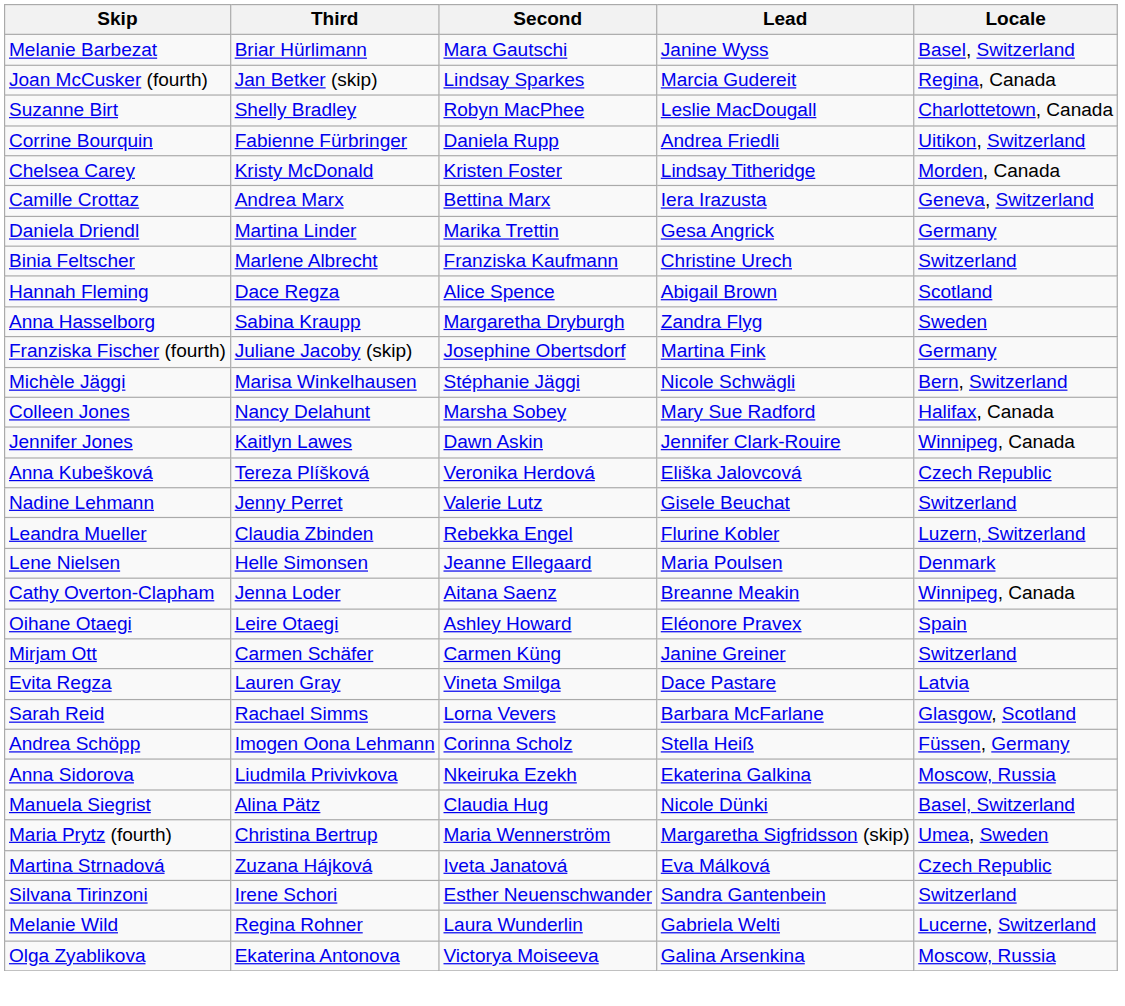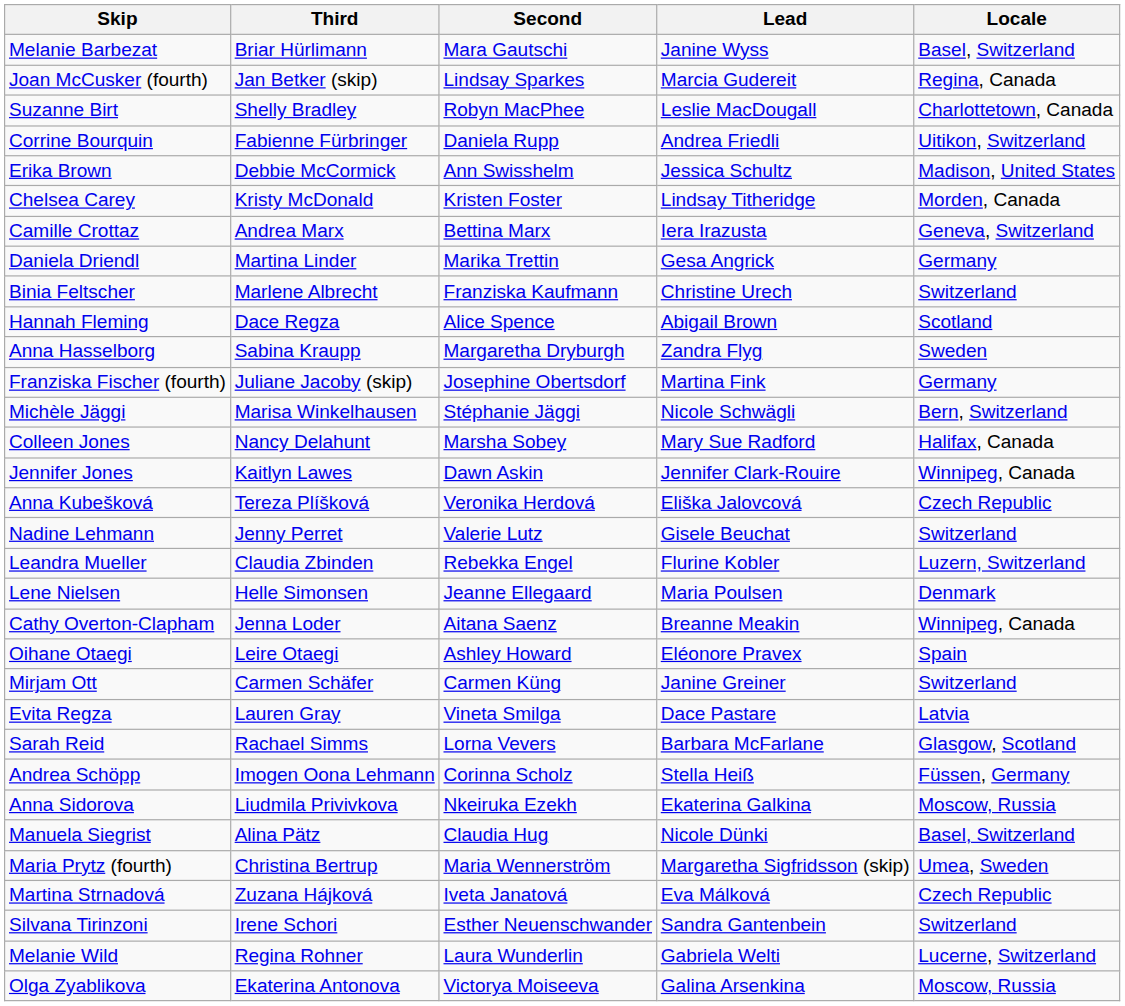+ row: (60, 170)
